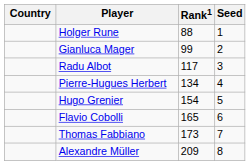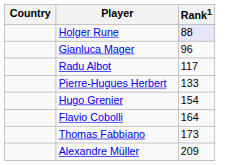- column: (230, 14)
(187, 32) no background -> (187, 32) lavender background
(187, 49) 99 -> (187, 49) 96
(190, 83) 134 -> (190, 83) 133
(190, 117) 165 -> (190, 117) 164
